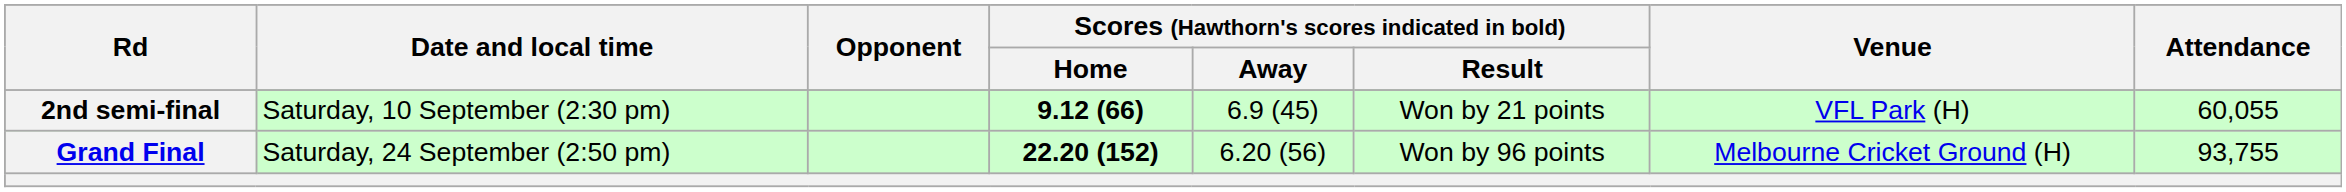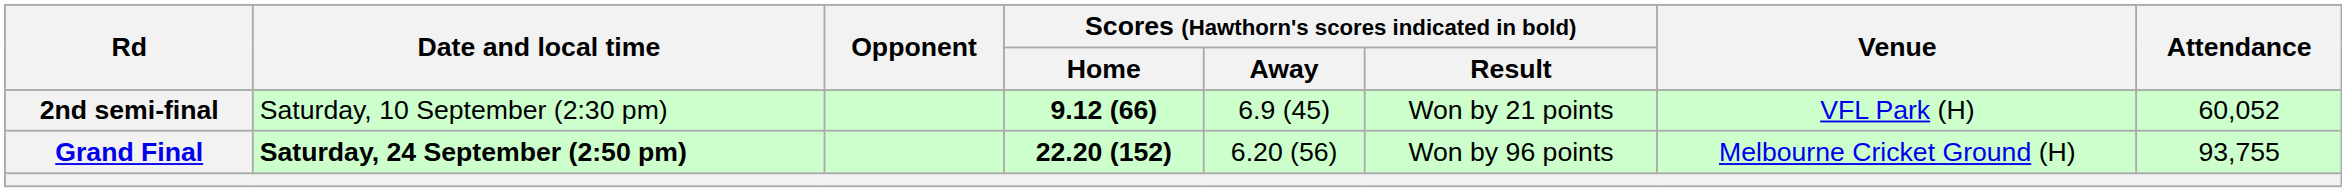(2238, 111) 60,055 -> (2239, 111) 60,052
(466, 153) normal -> (473, 153) bold
